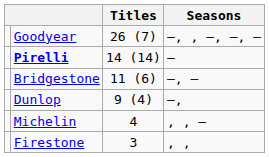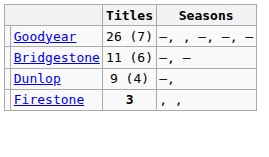- row: (41, 57)
- row: (45, 121)
(133, 142) normal -> (130, 100) bold
